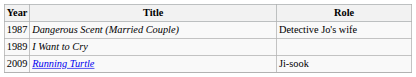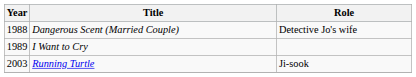(17, 30) 1987 -> (17, 30) 1988
(17, 64) 2009 -> (17, 64) 2003
